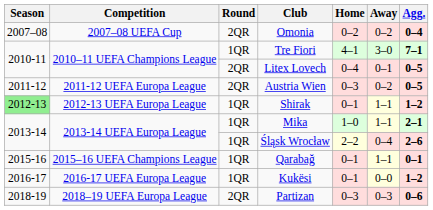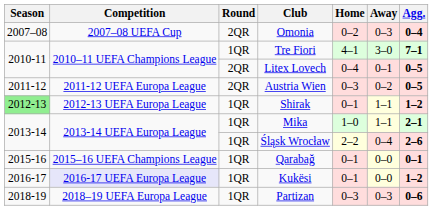(384, 31) 0–2 -> (384, 31) 0–3
(384, 159) 1–1 -> (384, 159) 0–0
(135, 178) no background -> (135, 178) lavender background
(239, 196) 2QR -> (239, 196) 1QR
